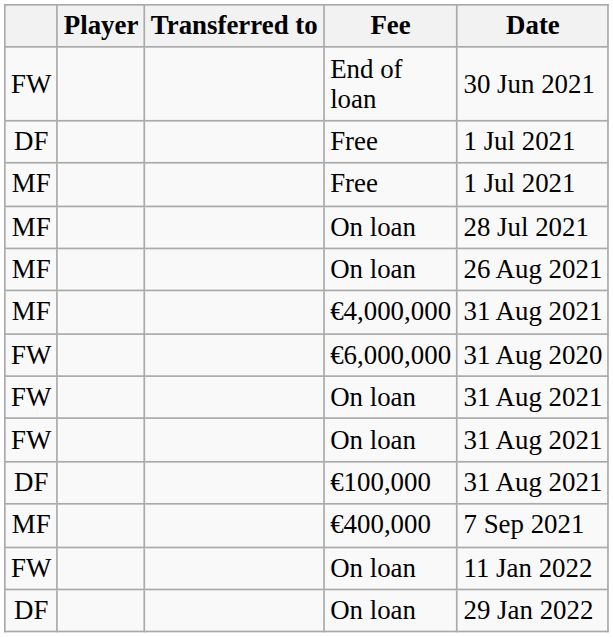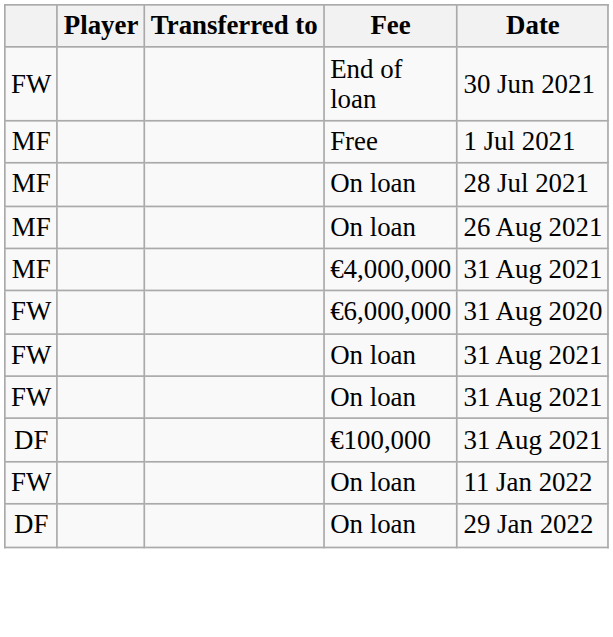- row: (31, 141)
- row: (31, 524)
